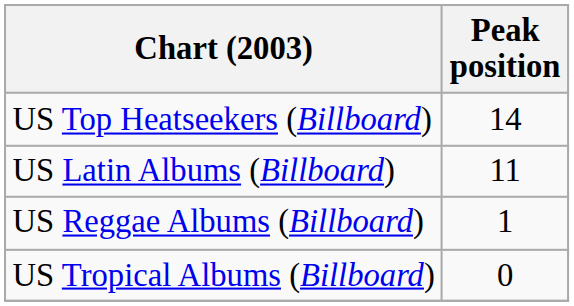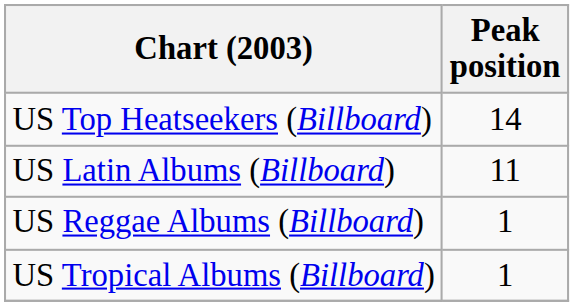(505, 274) 0 -> (505, 274) 1
